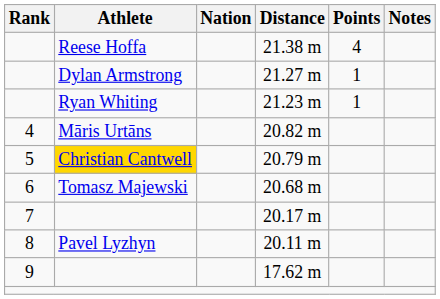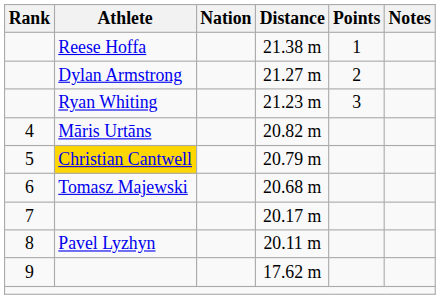(357, 46) 4 -> (357, 46) 1
(357, 74) 1 -> (357, 74) 2
(357, 103) 1 -> (357, 103) 3
